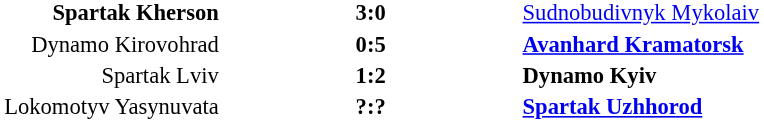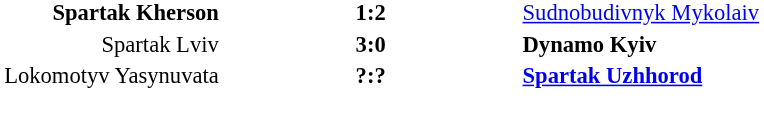(371, 12) 3:0 -> (371, 12) 1:2
- row: (125, 44)
(371, 75) 1:2 -> (371, 44) 3:0
